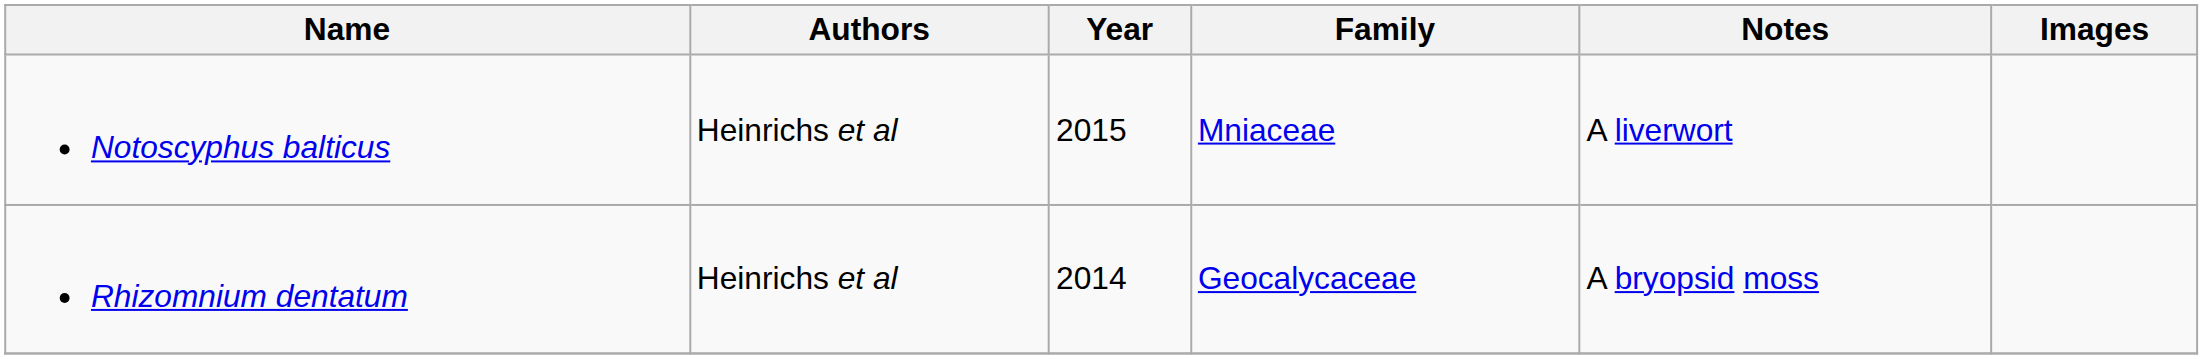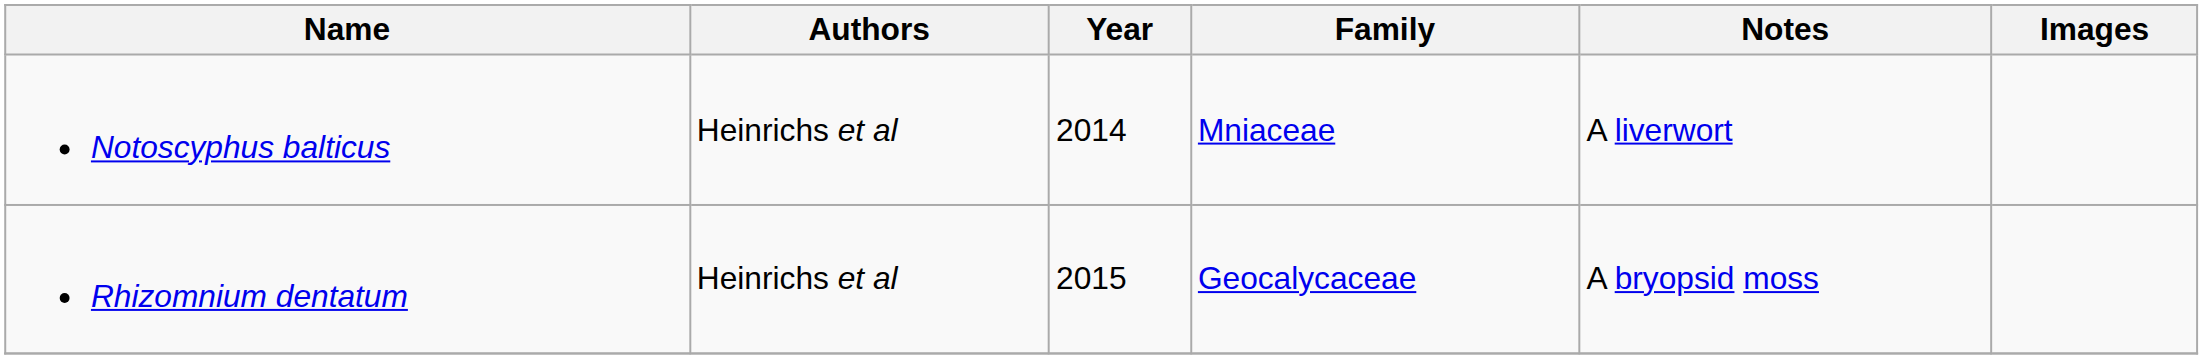(1091, 129) 2015 -> (1091, 129) 2014
(1091, 278) 2014 -> (1091, 278) 2015
